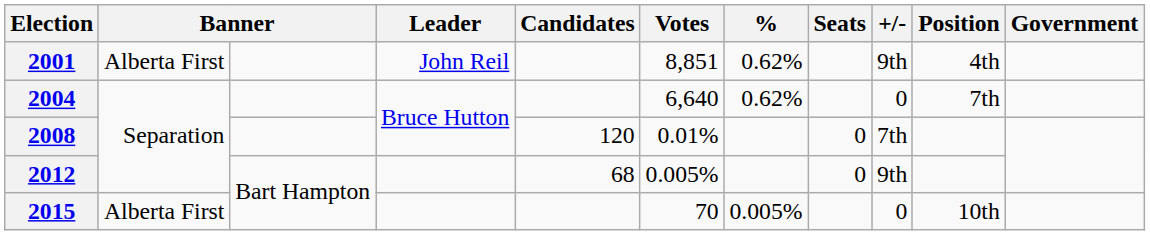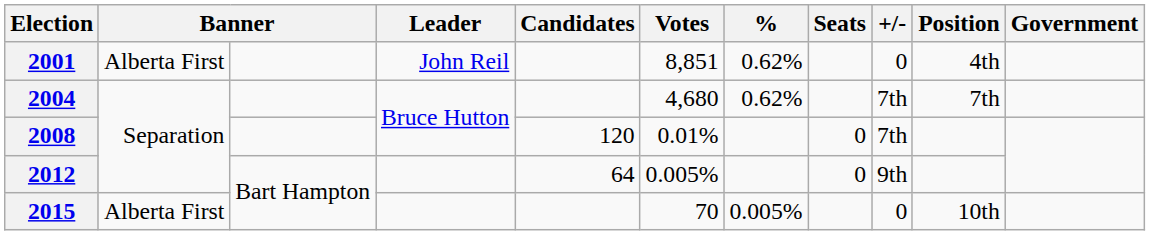(892, 60) 9th -> (901, 60) 0
(692, 98) 6,640 -> (692, 98) 4,680
(901, 98) 0 -> (892, 98) 7th
(623, 173) 68 -> (623, 173) 64
